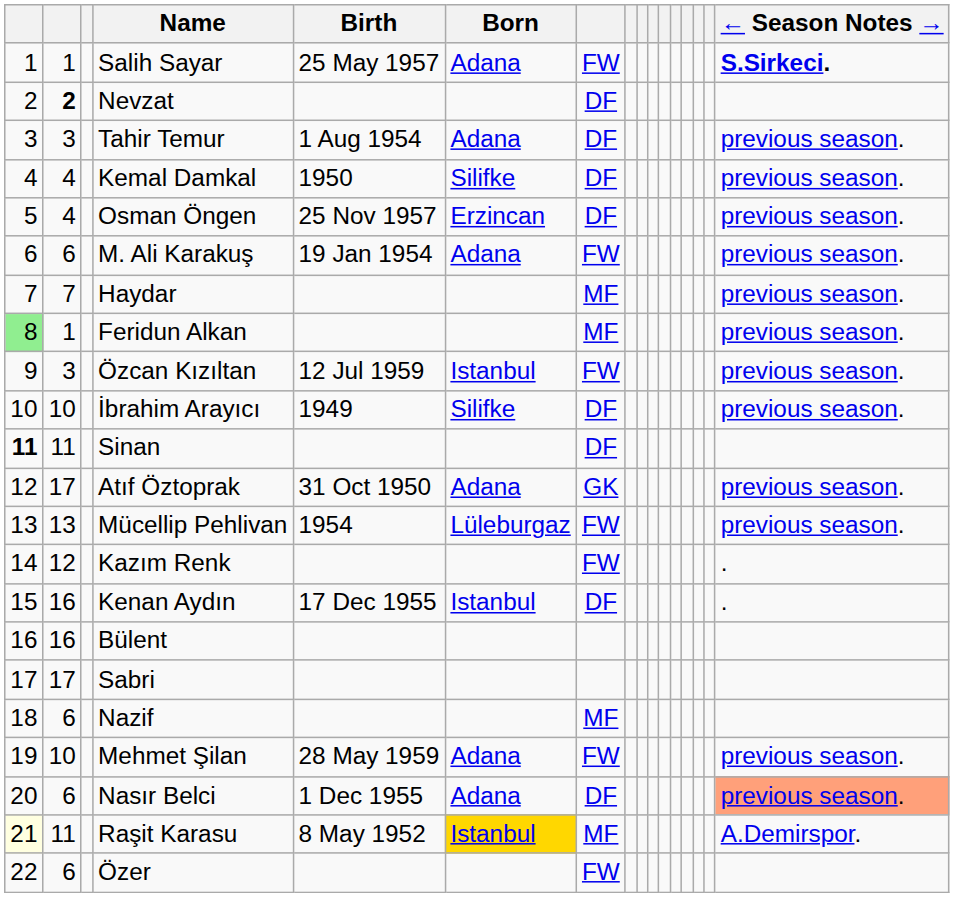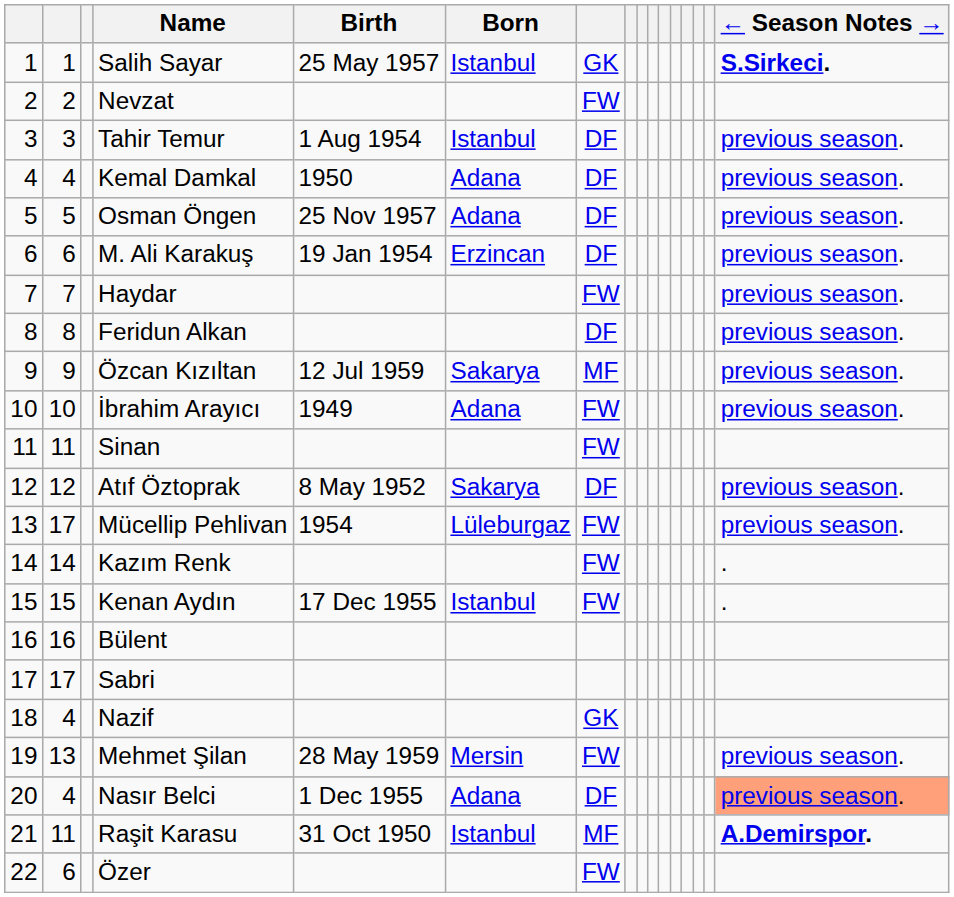(486, 62) Adana -> (493, 62) Istanbul
(601, 62) FW -> (601, 62) GK
(69, 100) bold -> (69, 100) normal
(601, 100) DF -> (601, 100) FW
(486, 139) Adana -> (493, 139) Istanbul
(483, 178) Silifke -> (486, 178) Adana
(69, 216) 4 -> (69, 216) 5
(498, 216) Erzincan -> (486, 216) Adana
(486, 255) Adana -> (498, 255) Erzincan
(601, 255) FW -> (601, 255) DF
(601, 293) MF -> (601, 293) FW
(31, 332) lightgreen background -> (31, 332) no background
(69, 332) 1 -> (69, 332) 8
(601, 332) MF -> (601, 332) DF
(69, 370) 3 -> (69, 370) 9
(493, 370) Istanbul -> (495, 370) Sakarya
(601, 370) FW -> (601, 370) MF
(483, 409) Silifke -> (486, 409) Adana
(601, 409) DF -> (601, 409) FW
(25, 448) bold -> (25, 448) normal
(601, 448) DF -> (601, 448) FW
(62, 486) 17 -> (62, 486) 12
(365, 486) 31 Oct 1950 -> (362, 486) 8 May 1952
(486, 486) Adana -> (495, 486) Sakarya
(601, 486) GK -> (601, 486) DF
(62, 525) 13 -> (62, 525) 17
(62, 563) 12 -> (62, 563) 14
(62, 602) 16 -> (62, 602) 15
(601, 602) DF -> (601, 602) FW
(69, 718) 6 -> (69, 718) 4
(601, 718) MF -> (601, 718) GK
(62, 756) 10 -> (62, 756) 13
(486, 756) Adana -> (487, 756) Mersin
(69, 795) 6 -> (69, 795) 4
(24, 833) lightyellow background -> (24, 833) no background
(362, 833) 8 May 1952 -> (365, 833) 31 Oct 1950
(493, 833) gold background -> (493, 833) no background
(791, 833) normal -> (796, 833) bold
